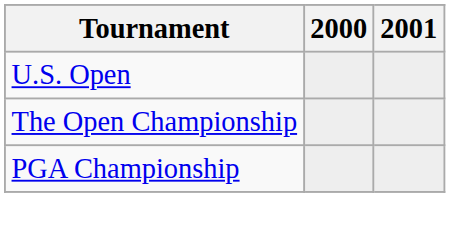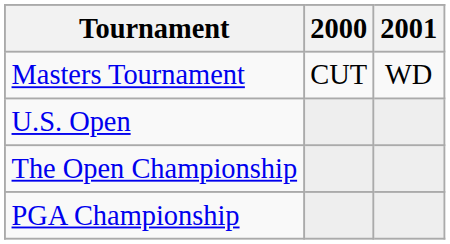+ row: (128, 74)
